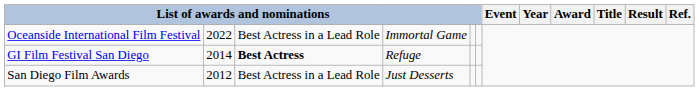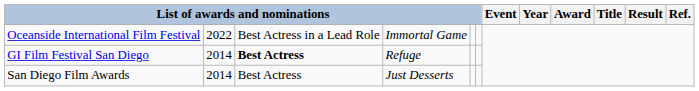(219, 75) 2012 -> (219, 75) 2014
(309, 75) Best Actress in a Lead Role -> (270, 75) Best Actress
